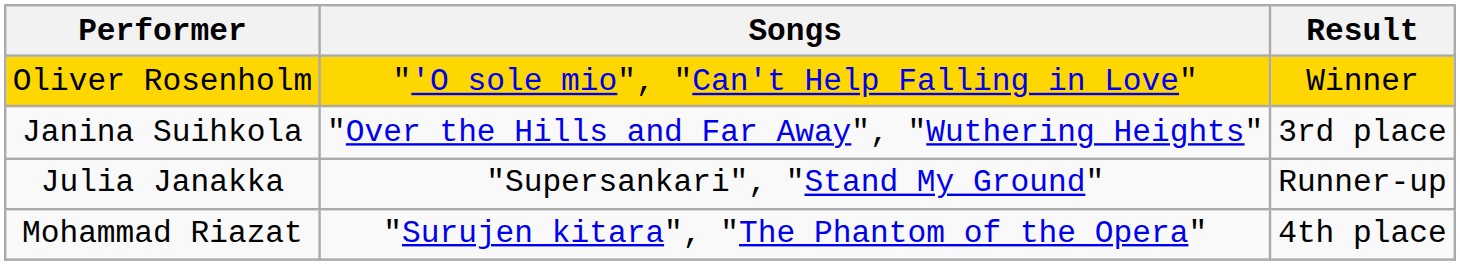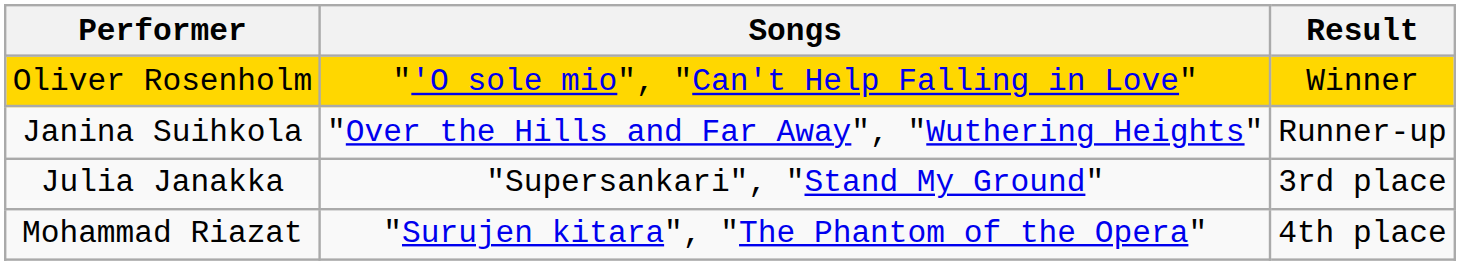(1362, 132) 3rd place -> (1362, 132) Runner-up
(1362, 183) Runner-up -> (1362, 183) 3rd place
